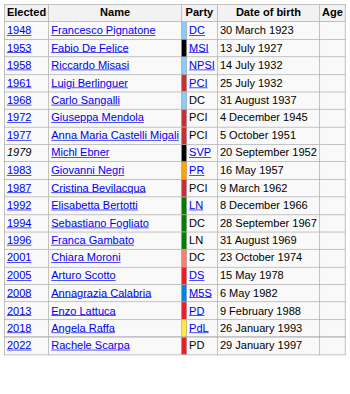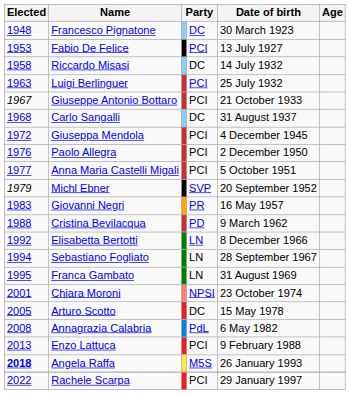(199, 48) MSI -> (198, 48) PCI
(202, 65) NPSI -> (197, 65) DC
(19, 83) 1961 -> (19, 83) 1963
+ row: (114, 100)
+ row: (84, 153)
(19, 188) 1987 -> (19, 223) 1988
(198, 188) PCI -> (197, 223) PD
(197, 223) DC -> (196, 258) LN
(19, 240) 1996 -> (19, 275) 1995
(197, 258) DC -> (202, 293) NPSI
(197, 275) DS -> (197, 310) DC
(200, 293) M5S -> (199, 328) PdL
(197, 310) PD -> (198, 345) PCI
(19, 328) normal -> (19, 363) bold
(199, 328) PdL -> (200, 363) M5S
(197, 345) PD -> (198, 380) PCI
